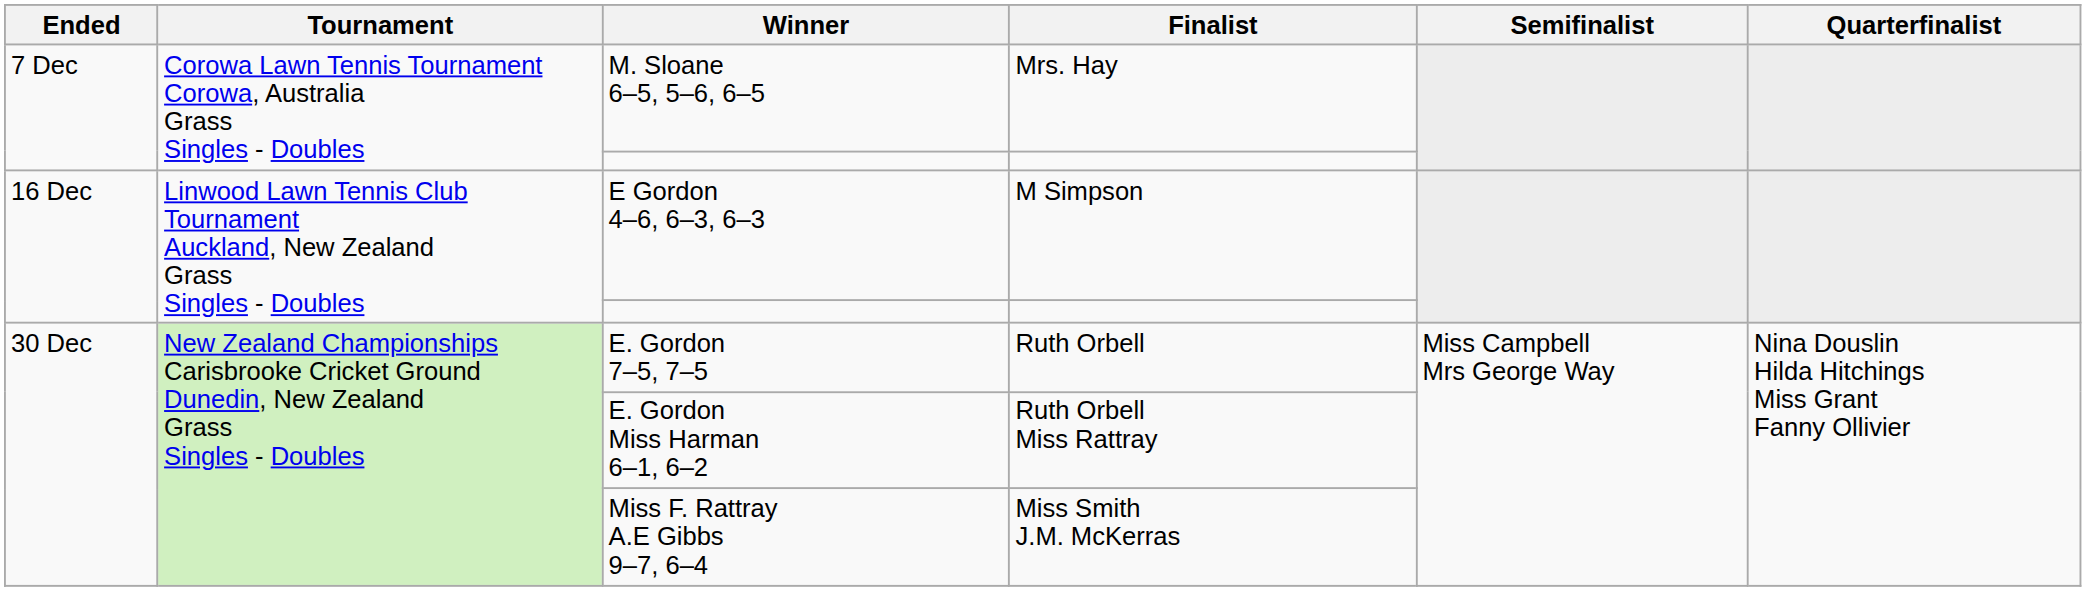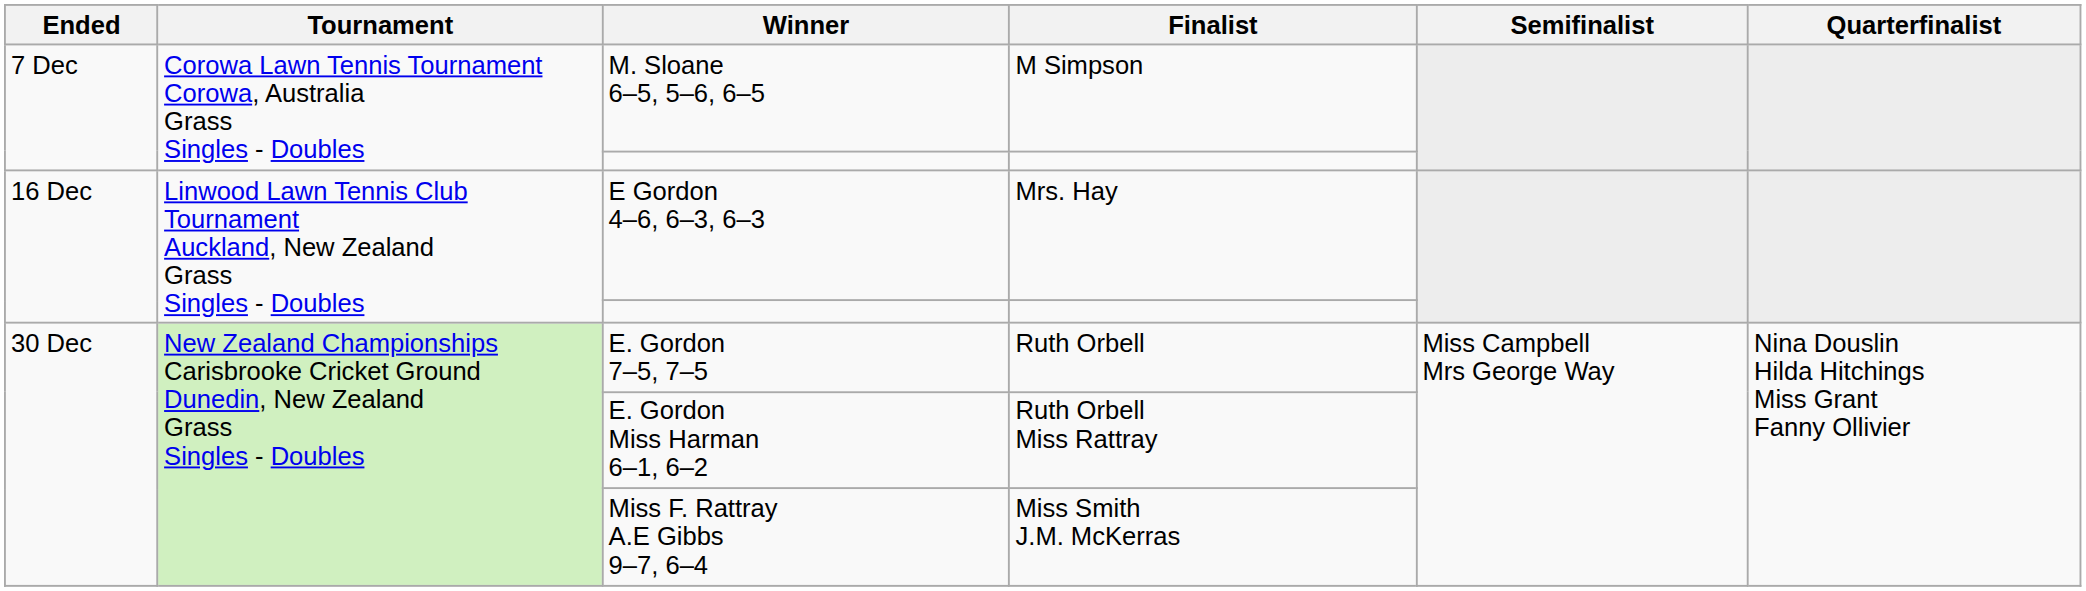(1067, 65) Mrs. Hay -> (1079, 65) M Simpson
(1079, 190) M Simpson -> (1067, 190) Mrs. Hay
